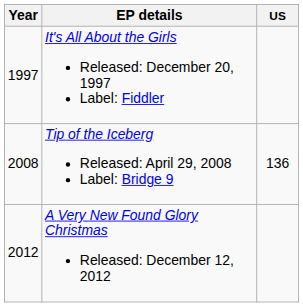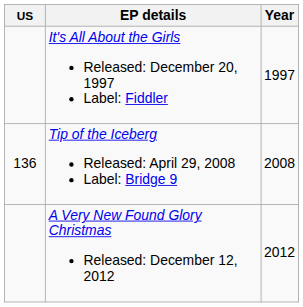columns swapped: (23, 15) <-> (278, 15)
